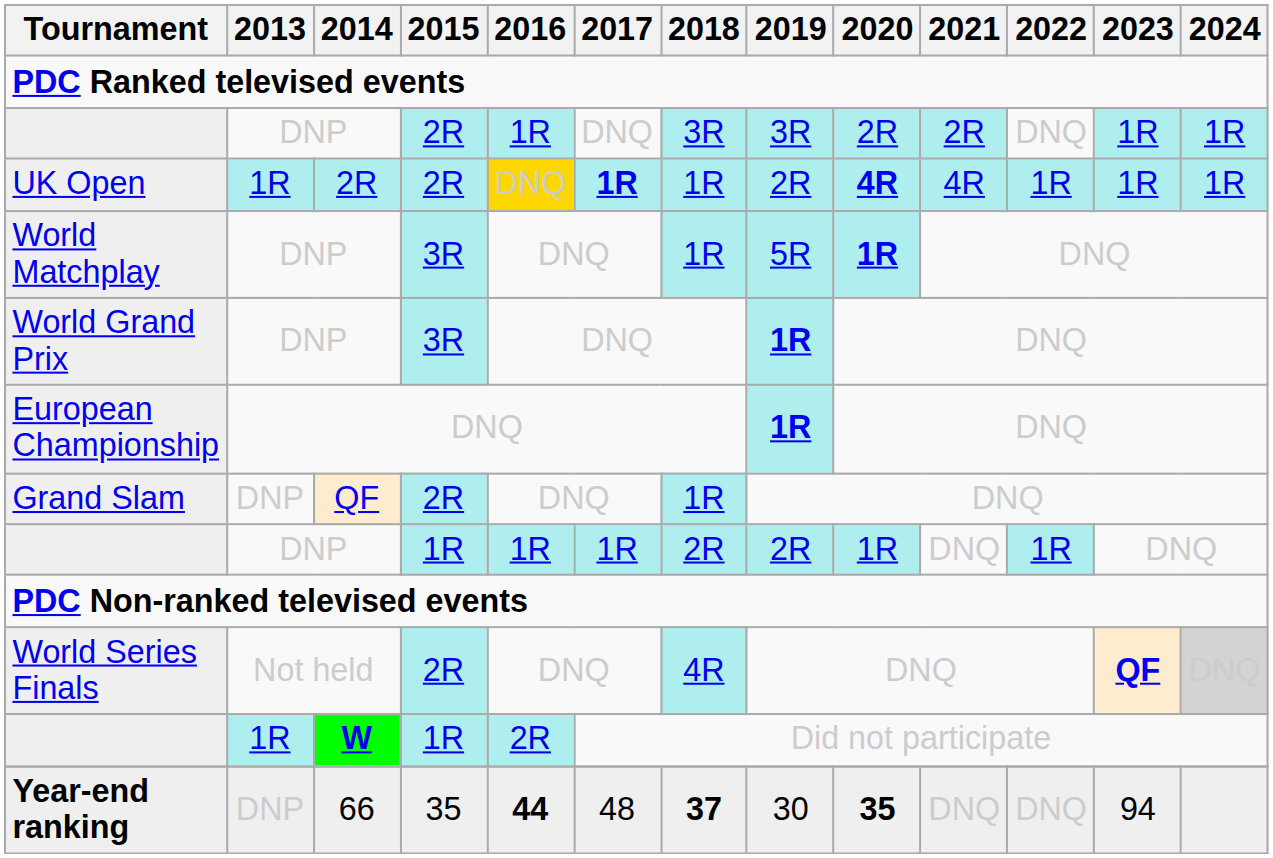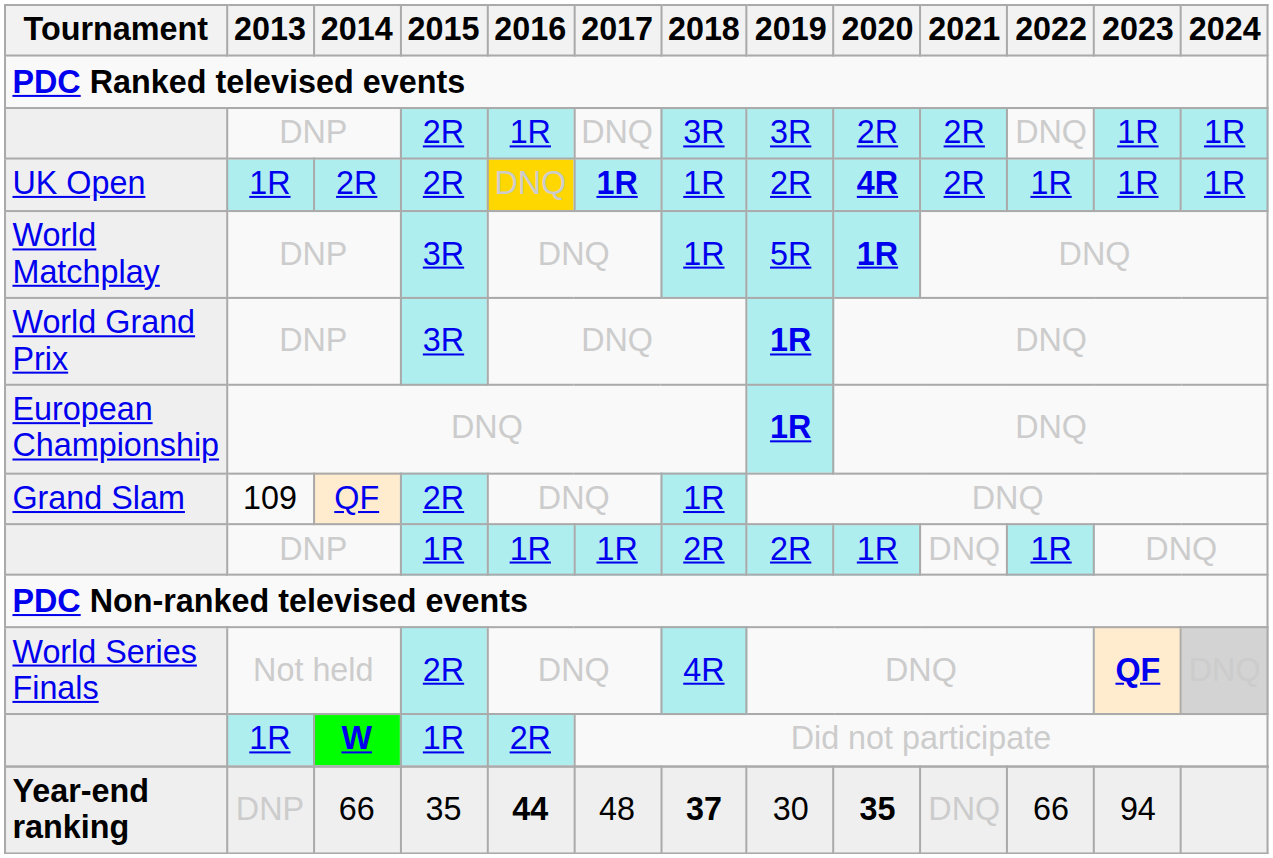(964, 183) 4R -> (964, 183) 2R
(270, 498) DNP -> (270, 498) 109
(1051, 808) DNQ -> (1051, 808) 66
